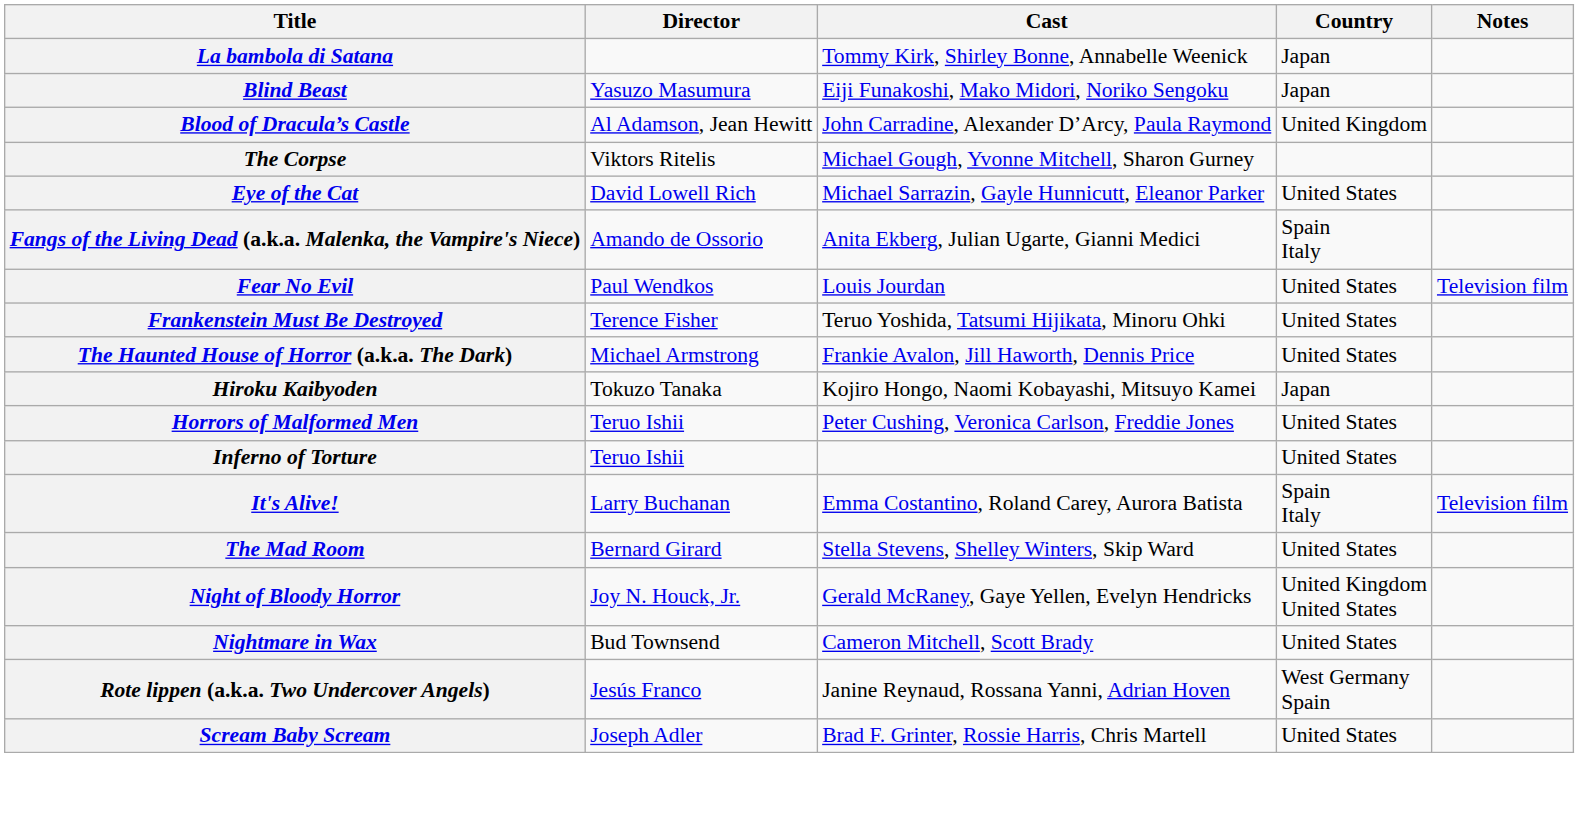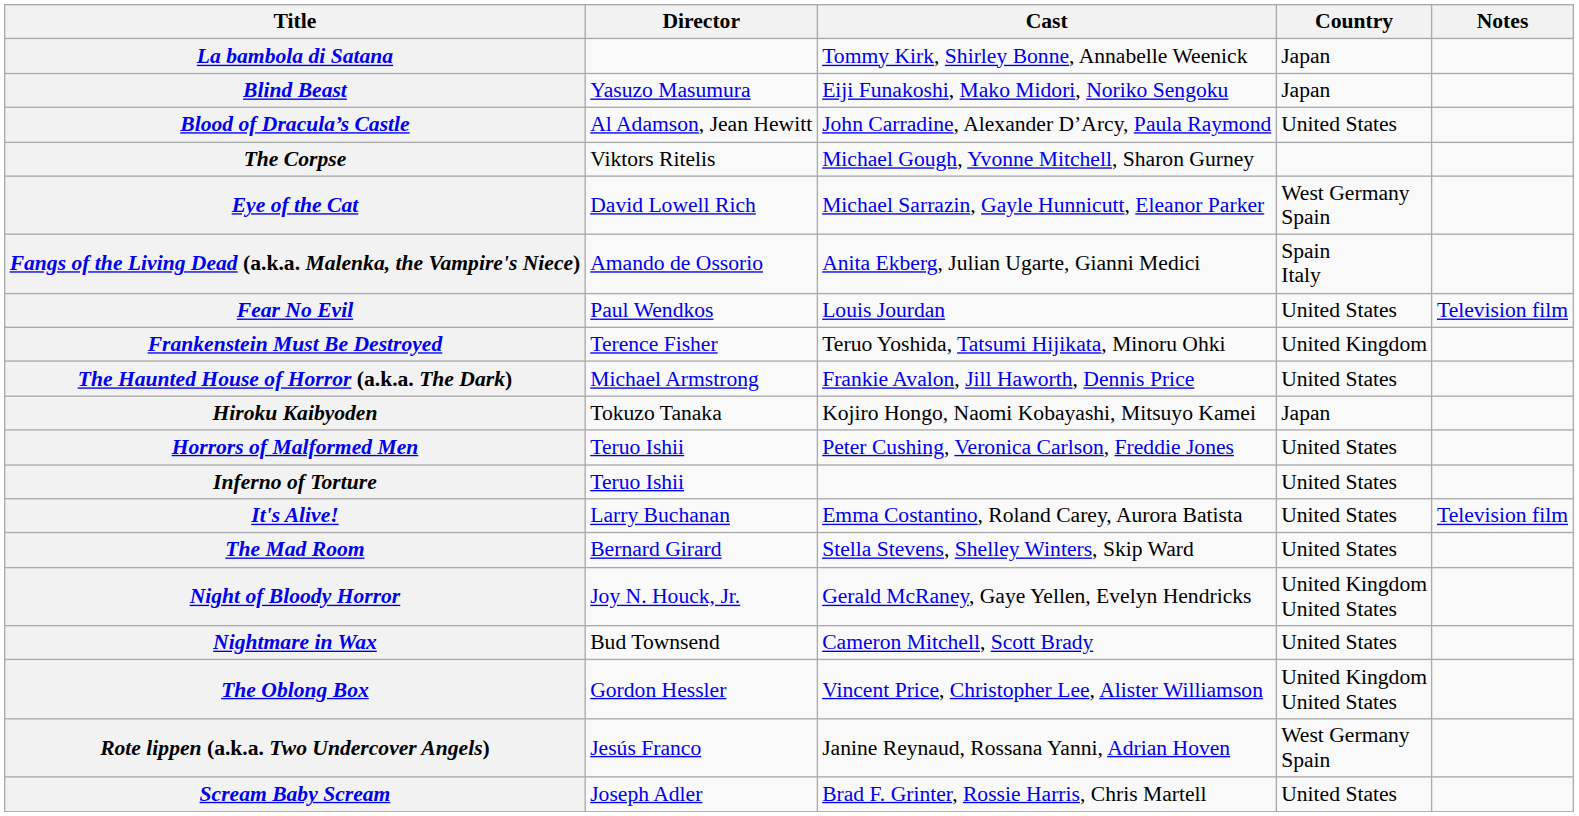(1354, 124) United Kingdom -> (1339, 124) United States
(1339, 192) United States -> (1345, 205) West Germany Spain
(1339, 319) United States -> (1354, 344) United Kingdom
(1306, 503) Spain Italy -> (1339, 515) United States
+ row: (295, 689)
